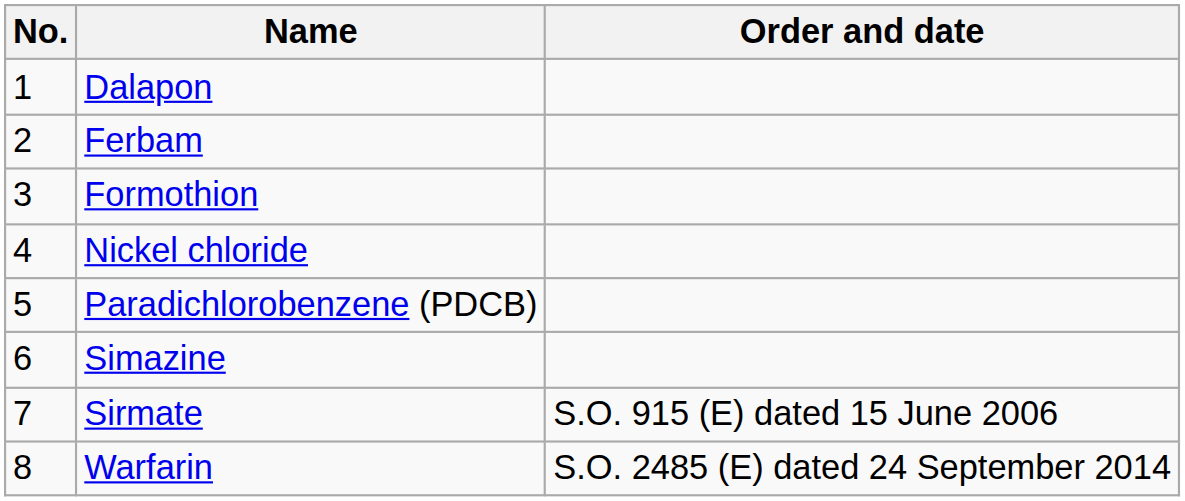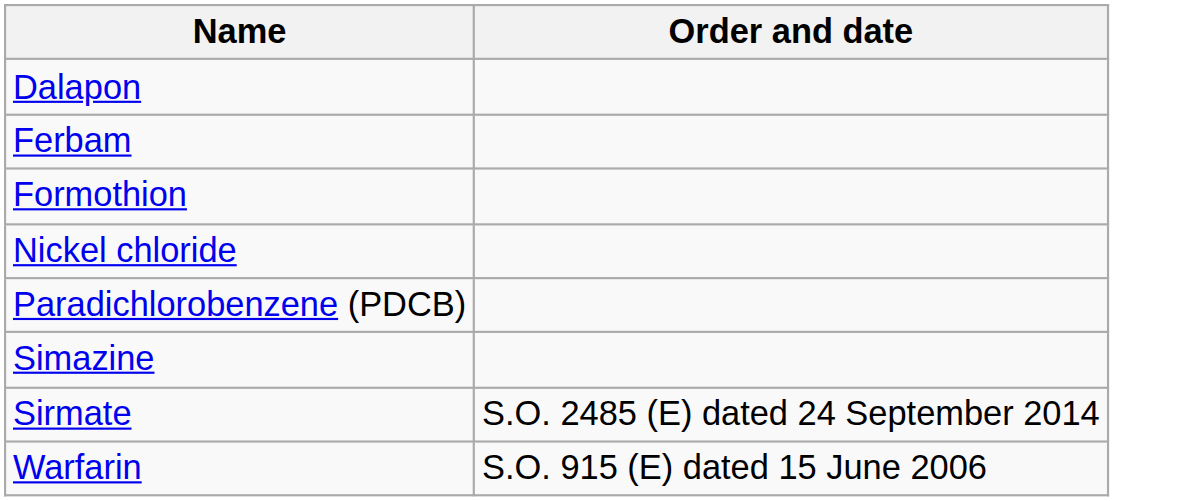- column: (41, 31)
(806, 413) S.O. 915 (E) dated 15 June 2006 -> (791, 413) S.O. 2485 (E) dated 24 September 2014
(862, 468) S.O. 2485 (E) dated 24 September 2014 -> (734, 468) S.O. 915 (E) dated 15 June 2006
